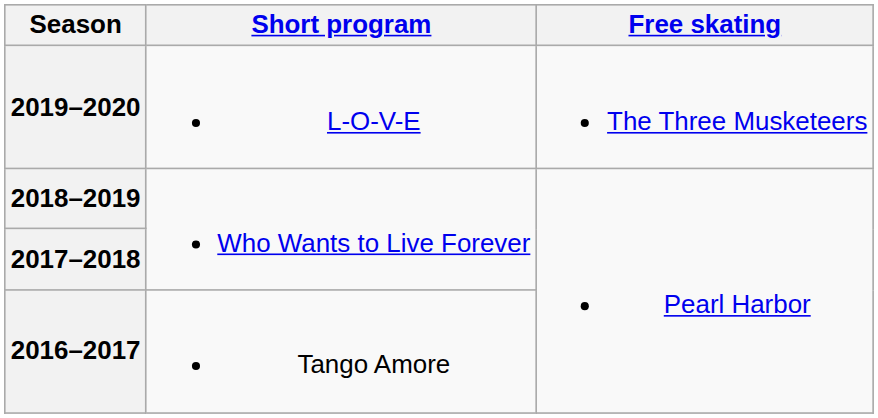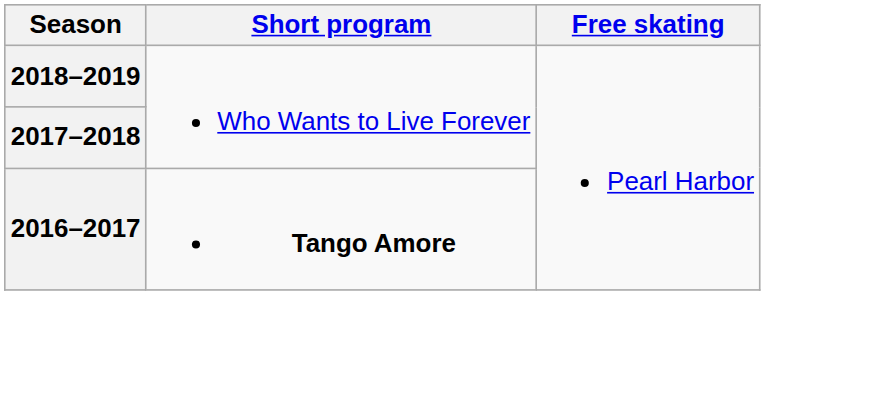- row: (76, 106)
(341, 366) normal -> (341, 244) bold
